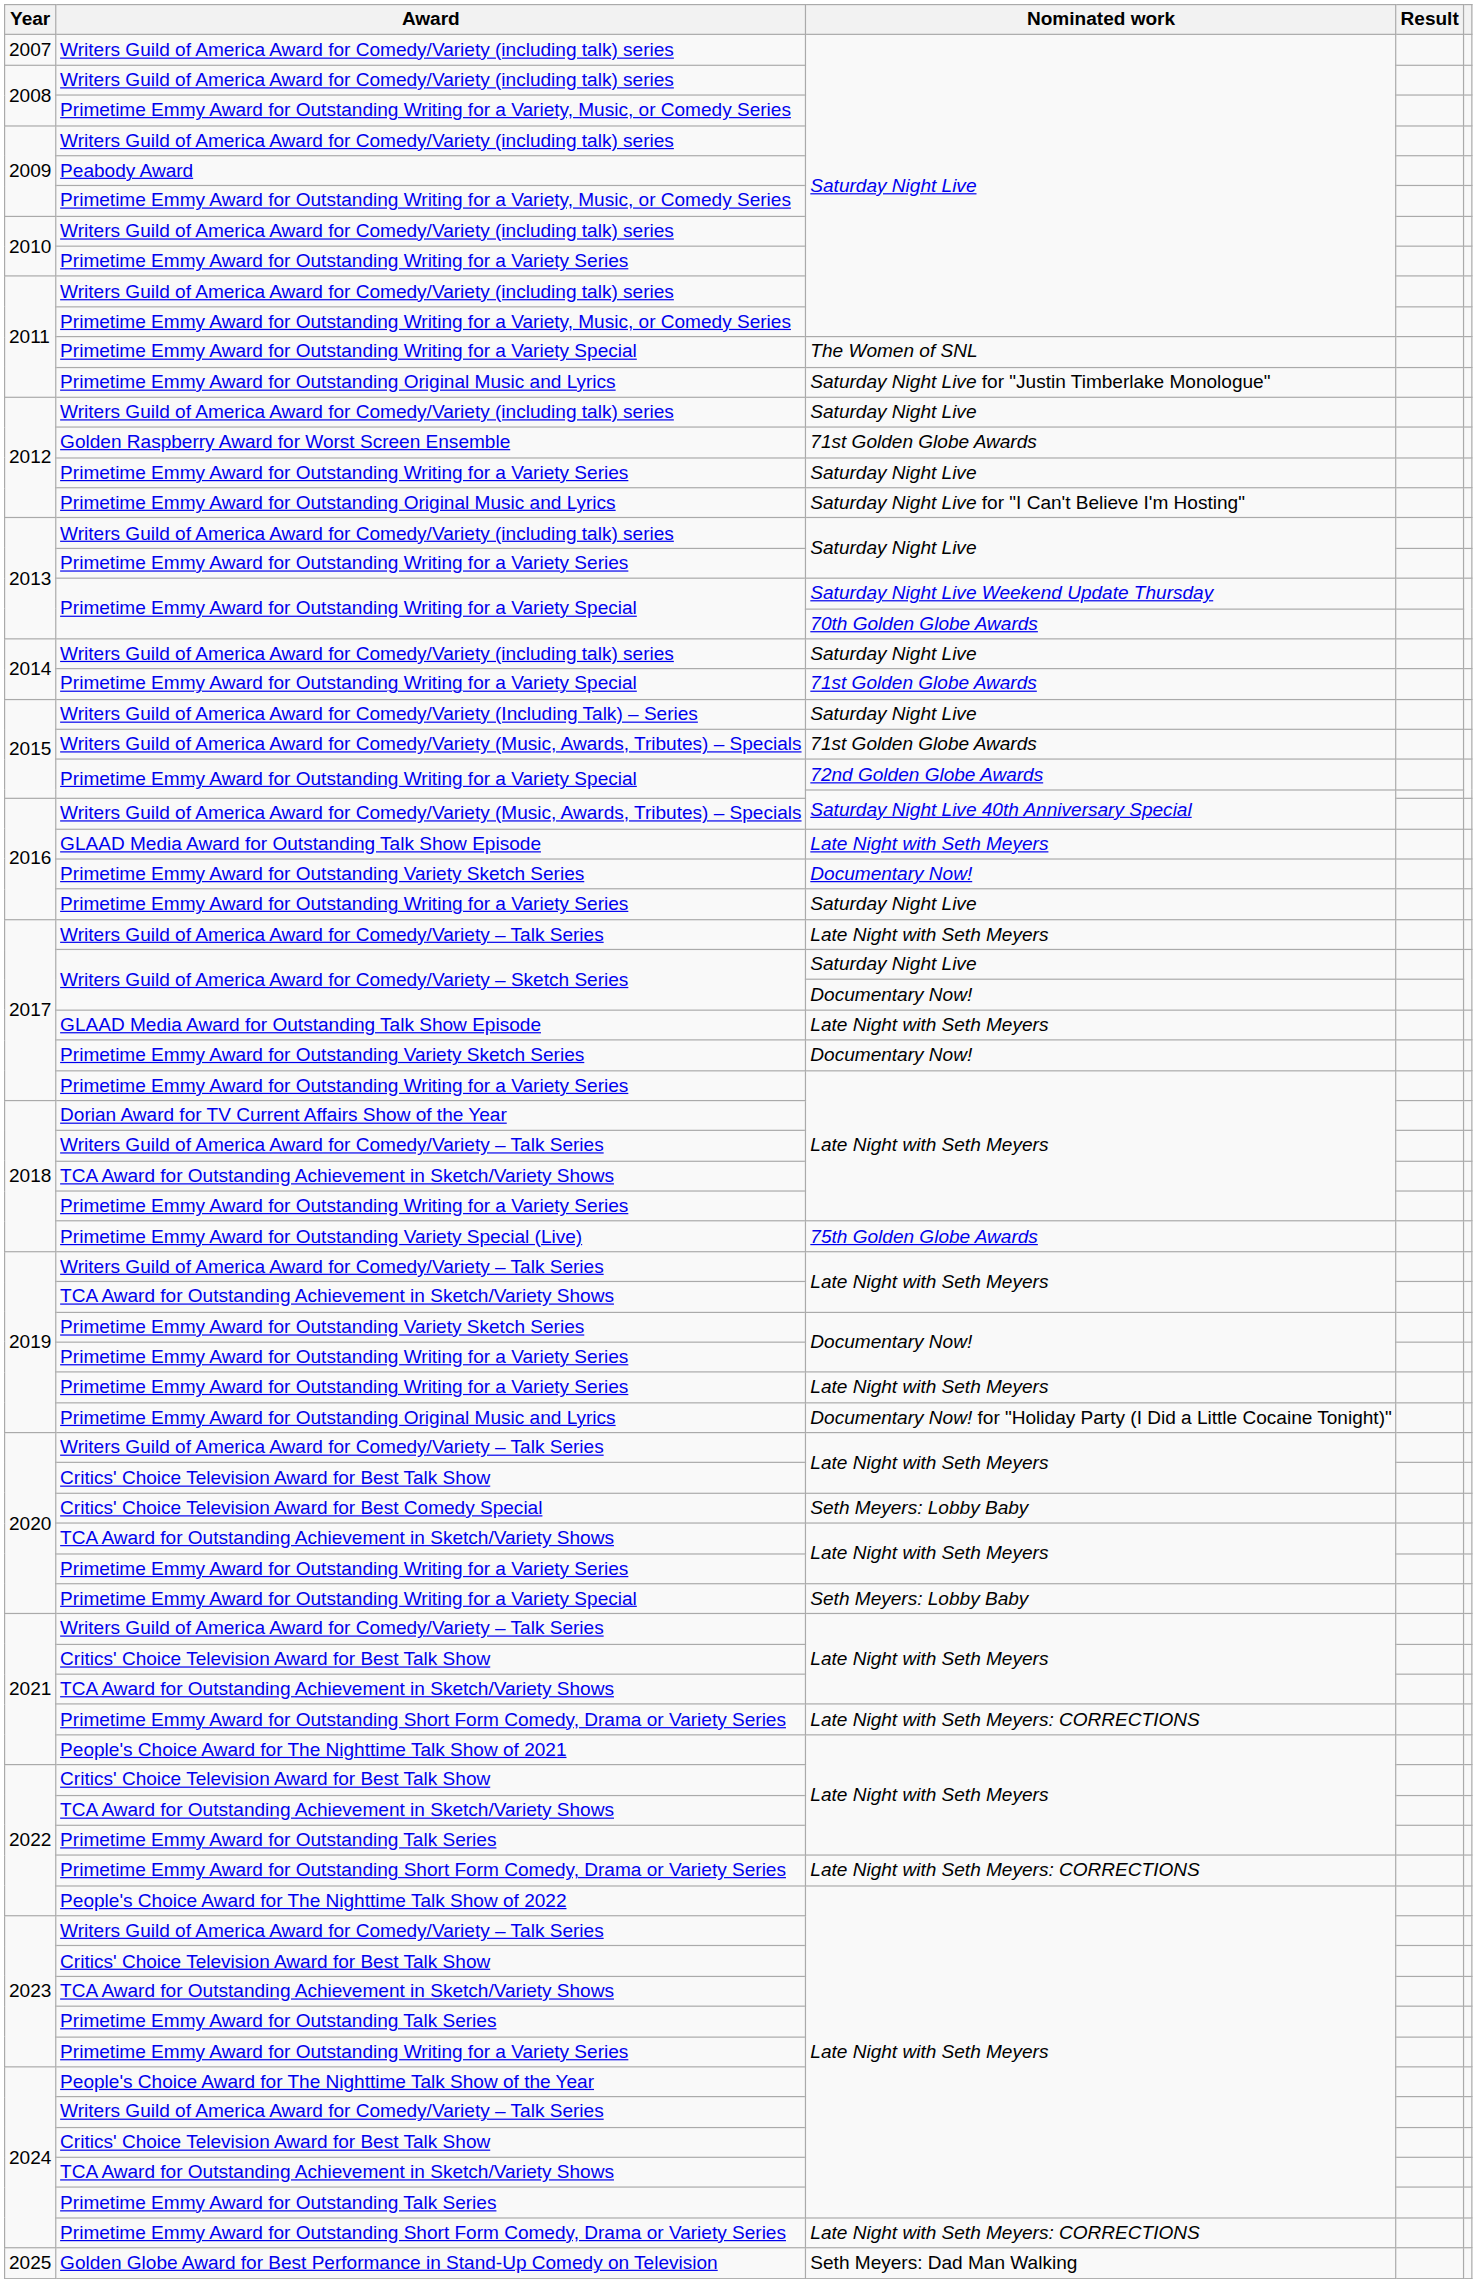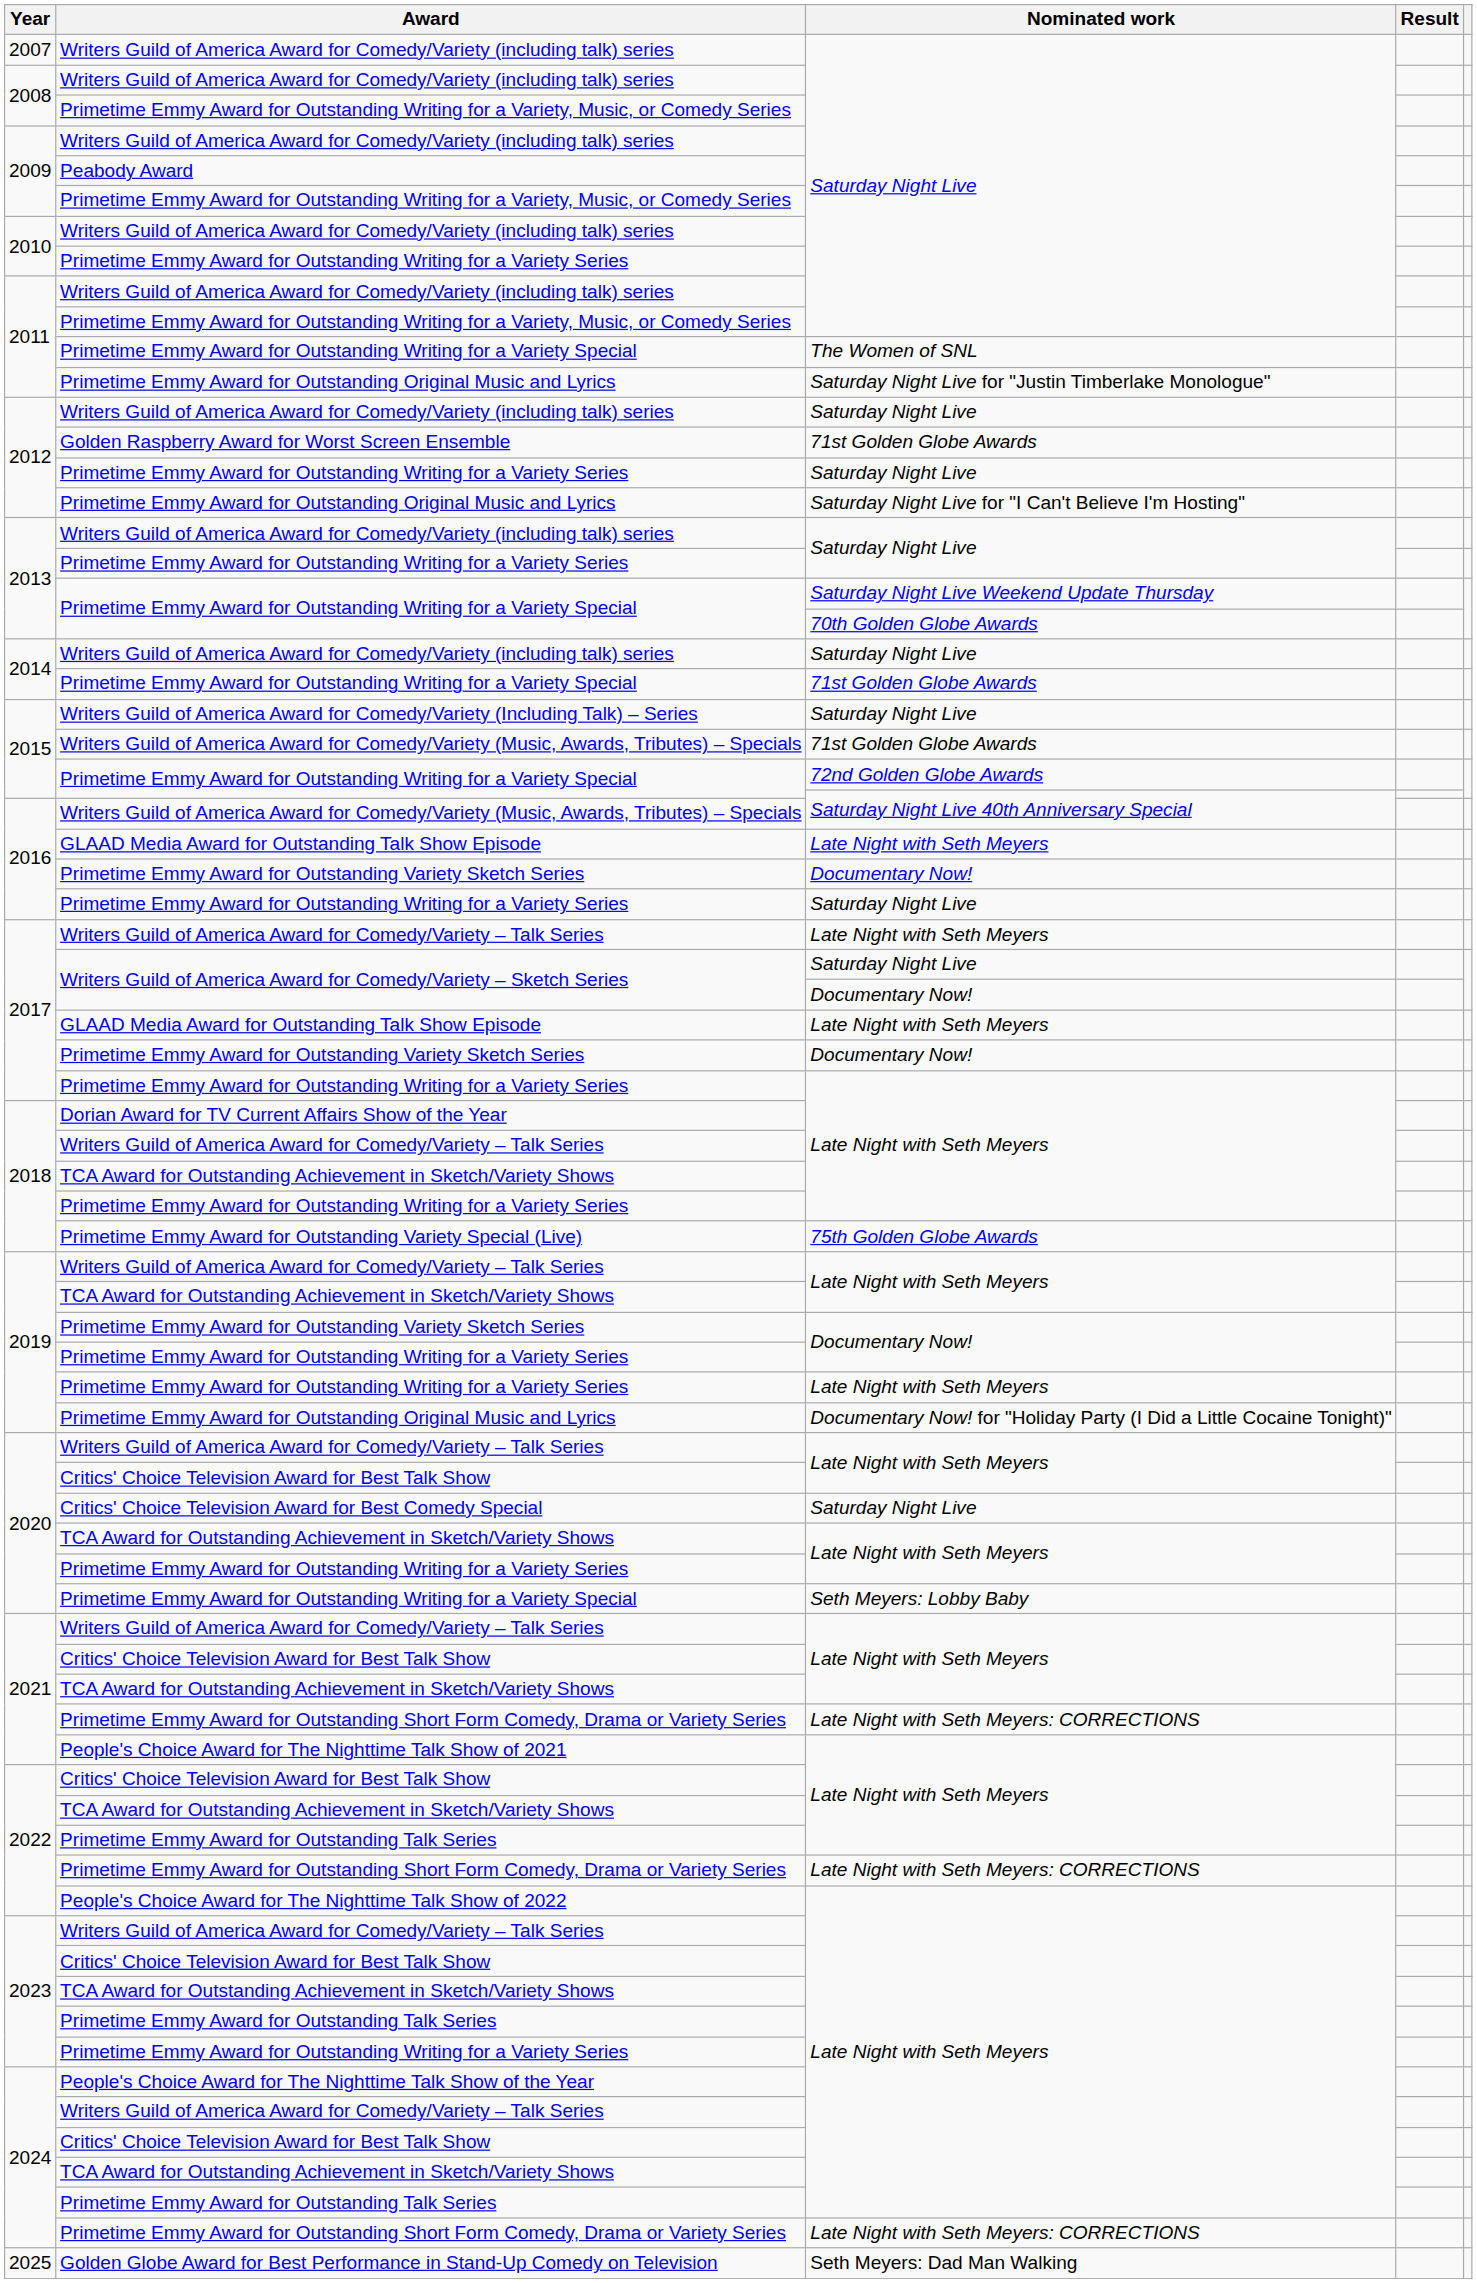(919, 1507) Seth Meyers: Lobby Baby -> (893, 1507) Saturday Night Live
